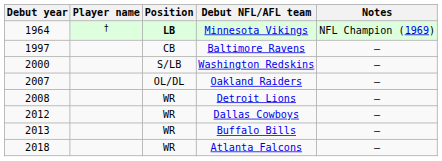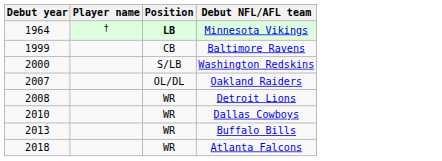- column: (377, 13)
(37, 48) 1997 -> (37, 48) 1999
(37, 114) 2012 -> (37, 114) 2010
